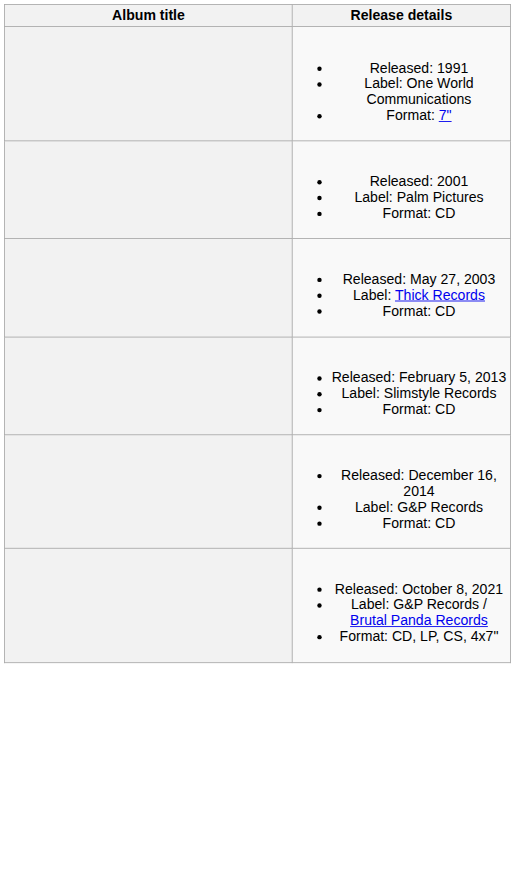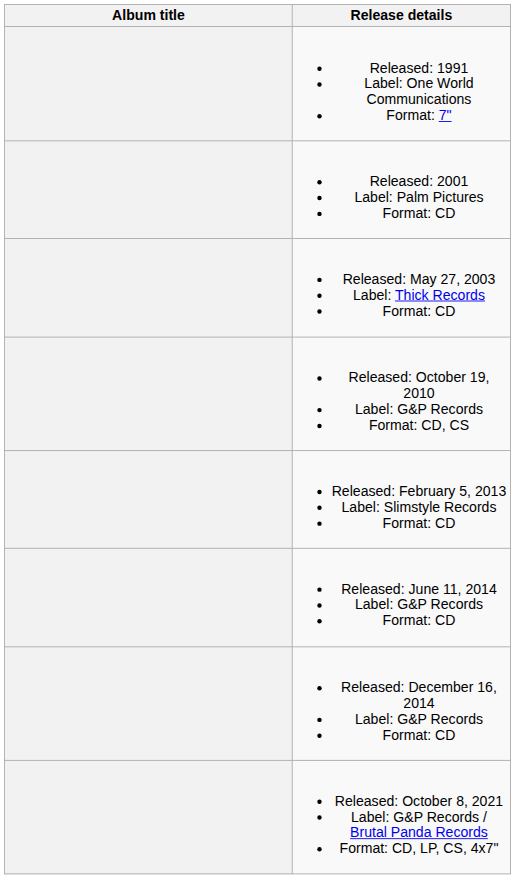+ row: (401, 401)
+ row: (401, 605)
